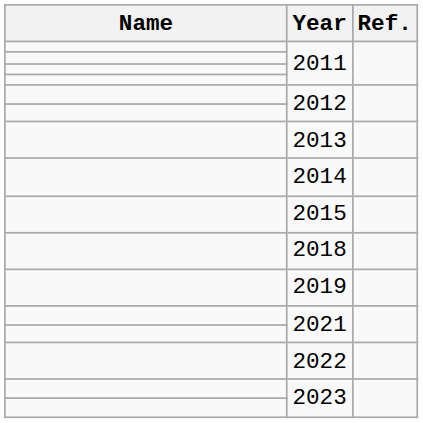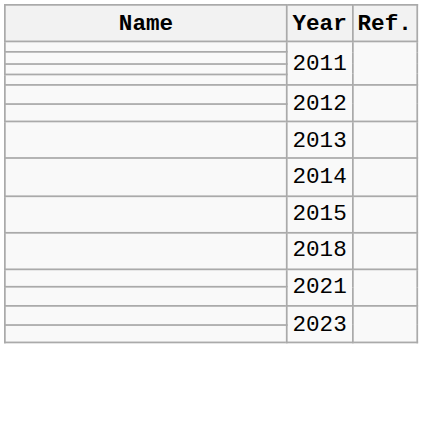- row: (146, 288)
- row: (146, 361)
